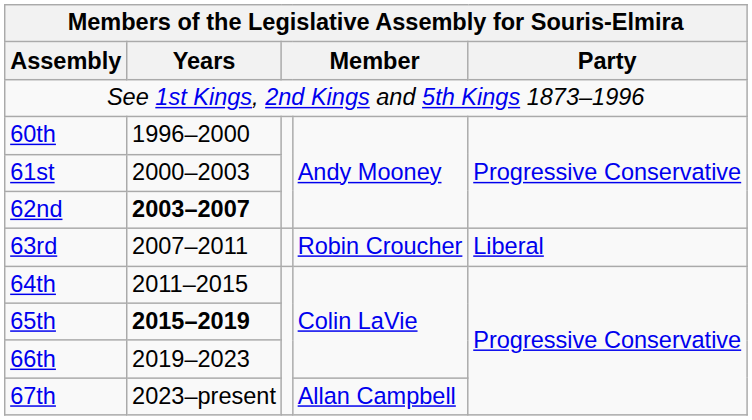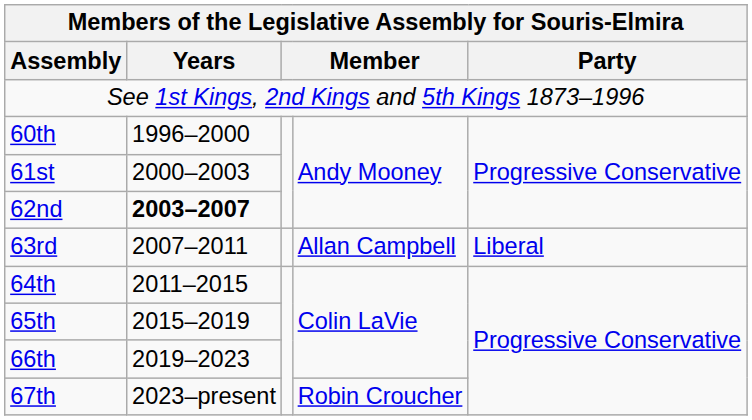(380, 246) Robin Croucher -> (377, 246) Allan Campbell
(191, 321) bold -> (191, 321) normal
(377, 396) Allan Campbell -> (380, 396) Robin Croucher
